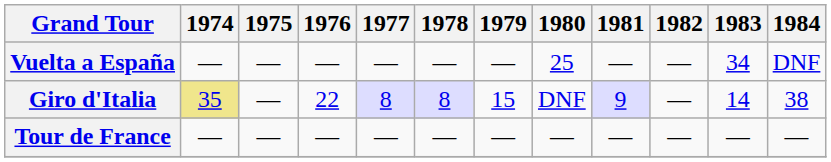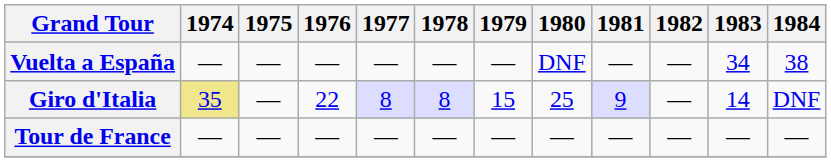(562, 61) 25 -> (562, 61) DNF
(797, 61) DNF -> (797, 61) 38
(562, 99) DNF -> (562, 99) 25
(797, 99) 38 -> (797, 99) DNF
